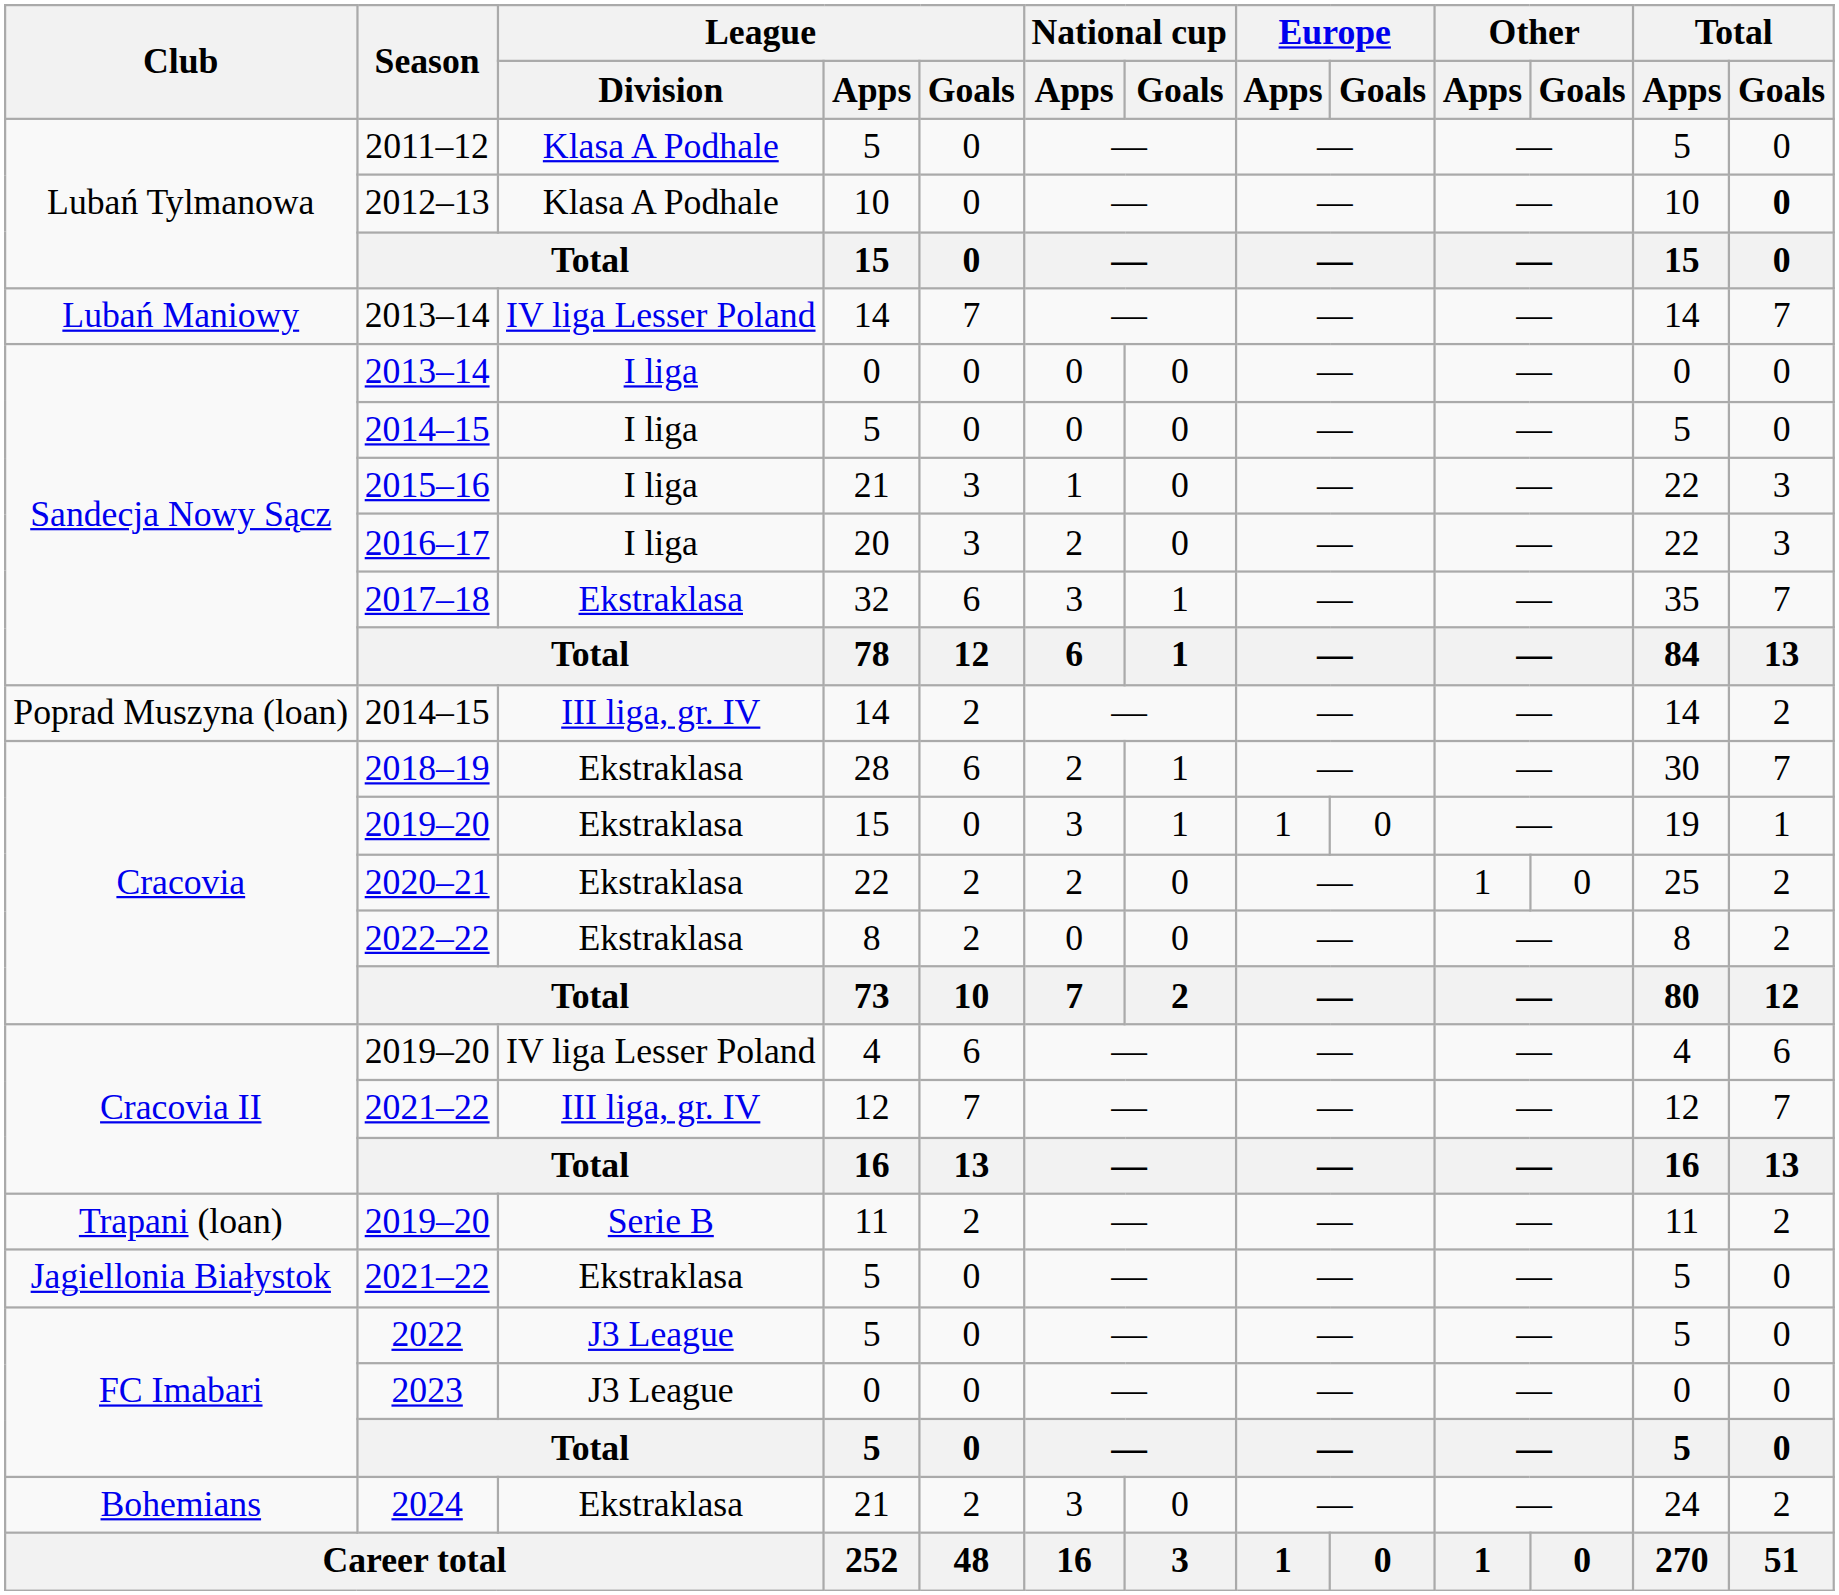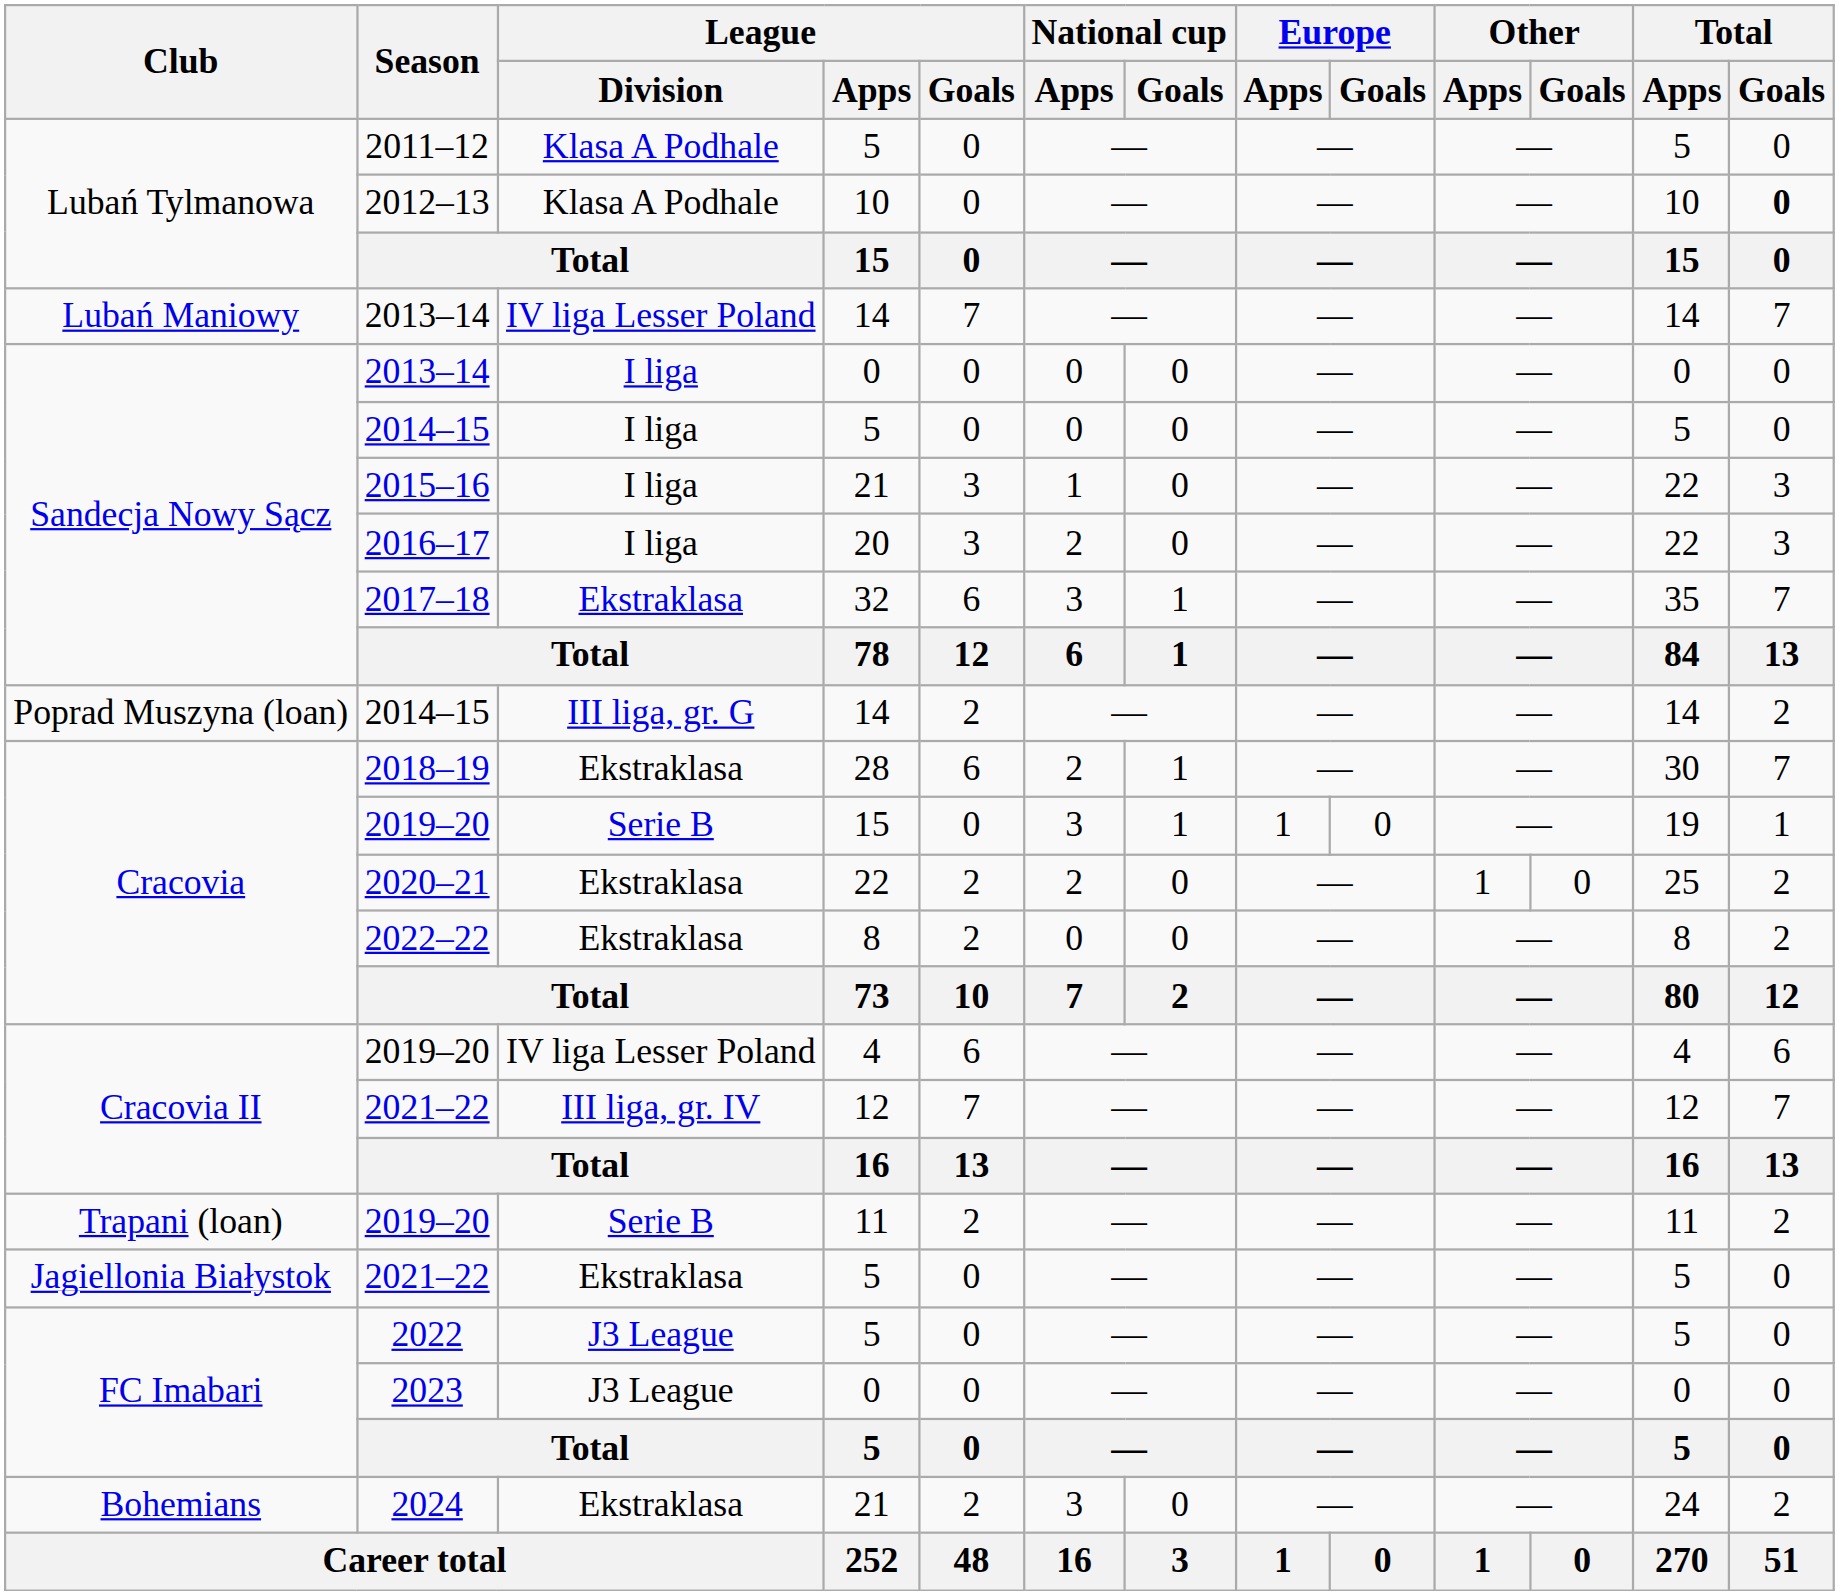(661, 711) III liga, gr. IV -> (661, 711) III liga, gr. G
(661, 825) Ekstraklasa -> (661, 825) Serie B
